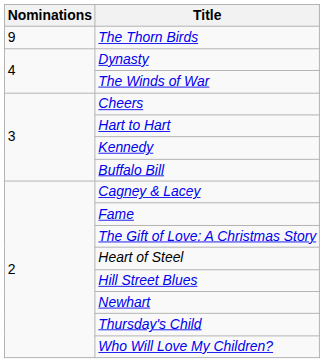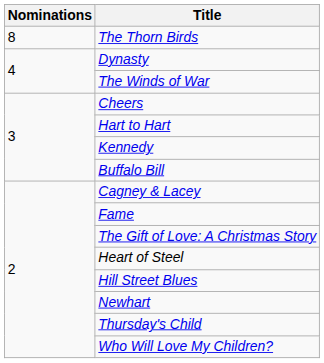(12, 37) 9 -> (12, 37) 8
